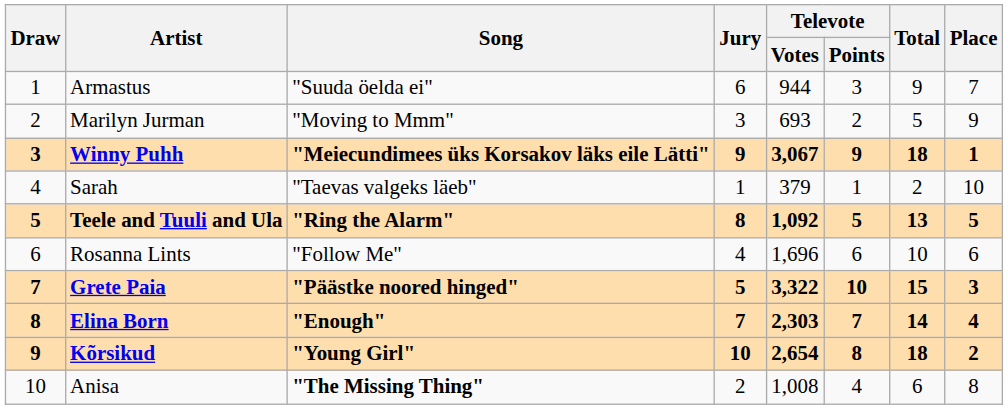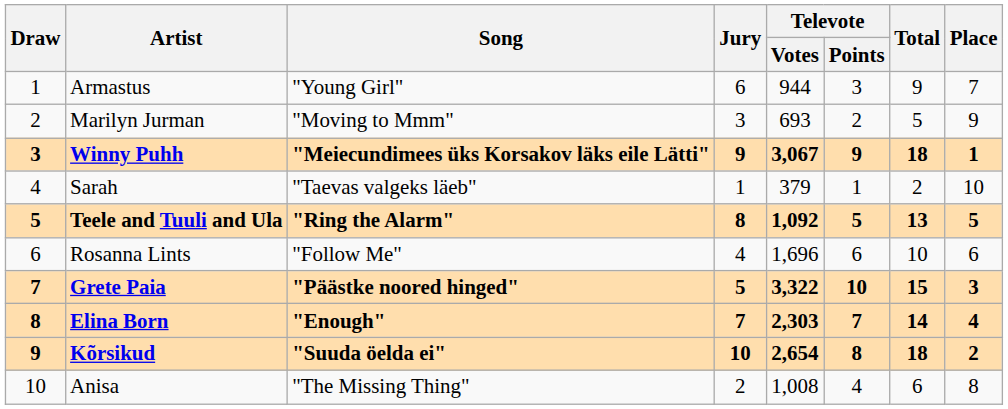(362, 87) "Suuda öelda ei" -> (348, 87) "Young Girl"
(354, 353) "Young Girl" -> (369, 353) "Suuda öelda ei"
(388, 386) bold -> (381, 386) normal
